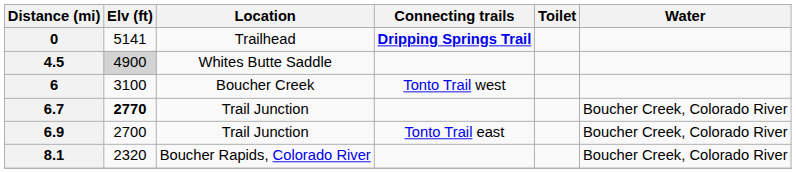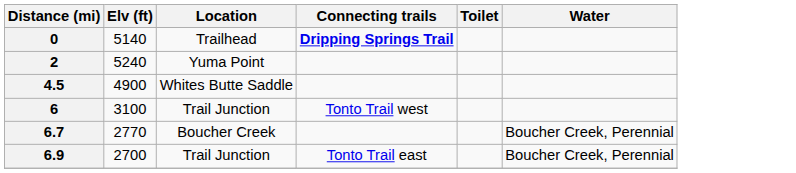(130, 39) 5141 -> (130, 39) 5140
+ row: (54, 62)
(130, 62) lightgrey background -> (130, 86) no background
(265, 86) Boucher Creek -> (226, 109) Trail Junction
(130, 109) bold -> (130, 132) normal
(265, 109) Trail Junction -> (226, 132) Boucher Creek
(685, 109) Boucher Creek, Colorado River -> (590, 132) Boucher Creek, Perennial
(685, 132) Boucher Creek, Colorado River -> (590, 156) Boucher Creek, Perennial
- row: (54, 156)
